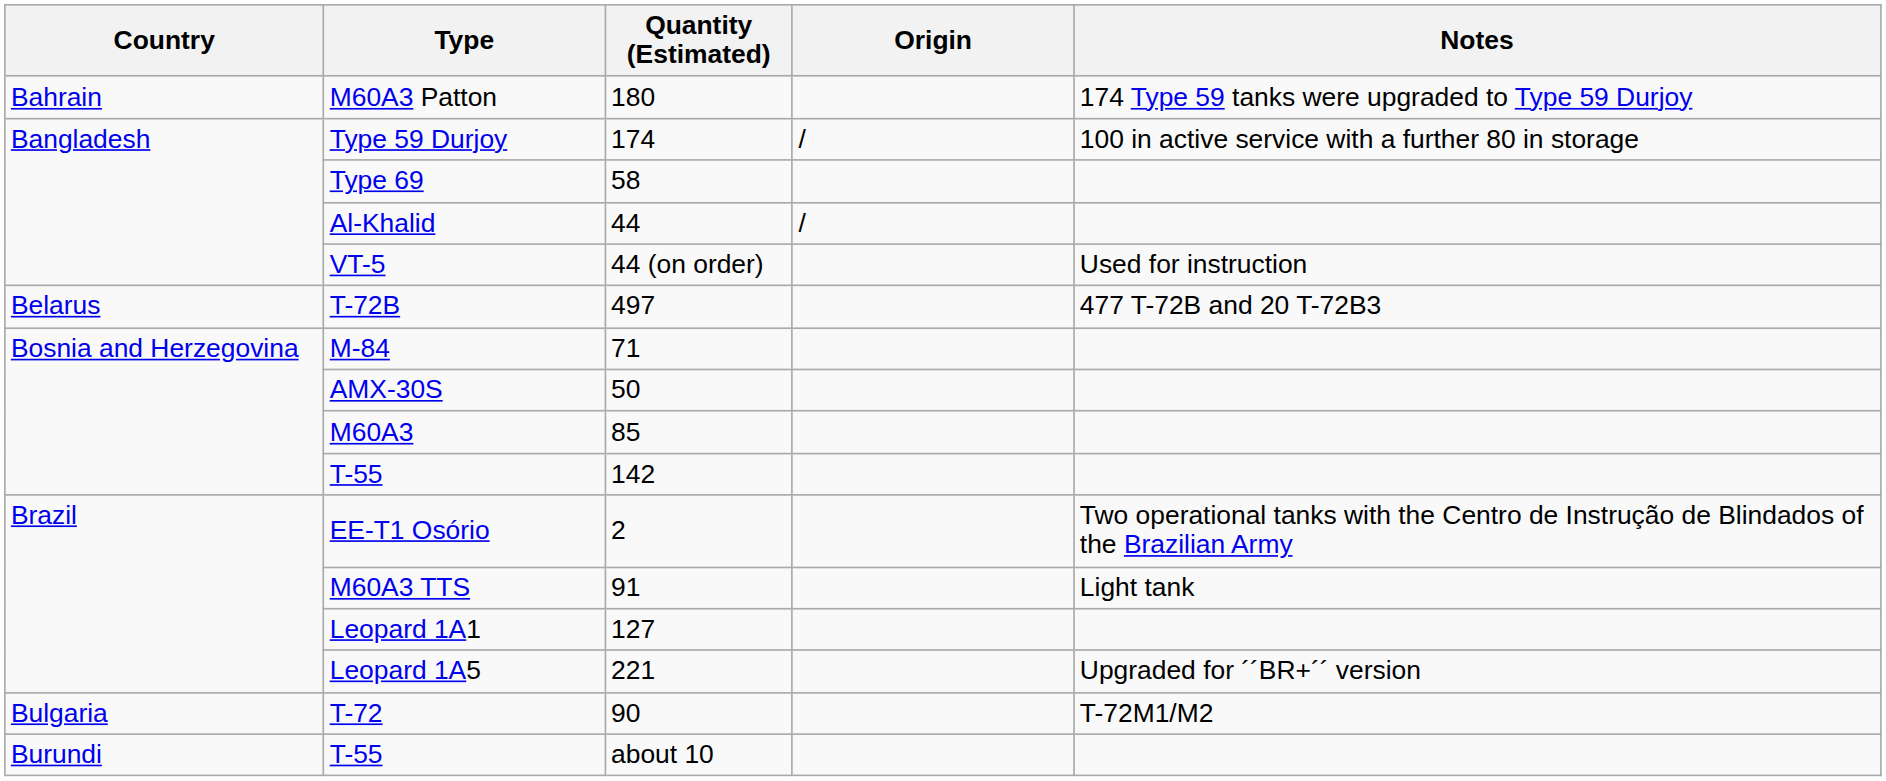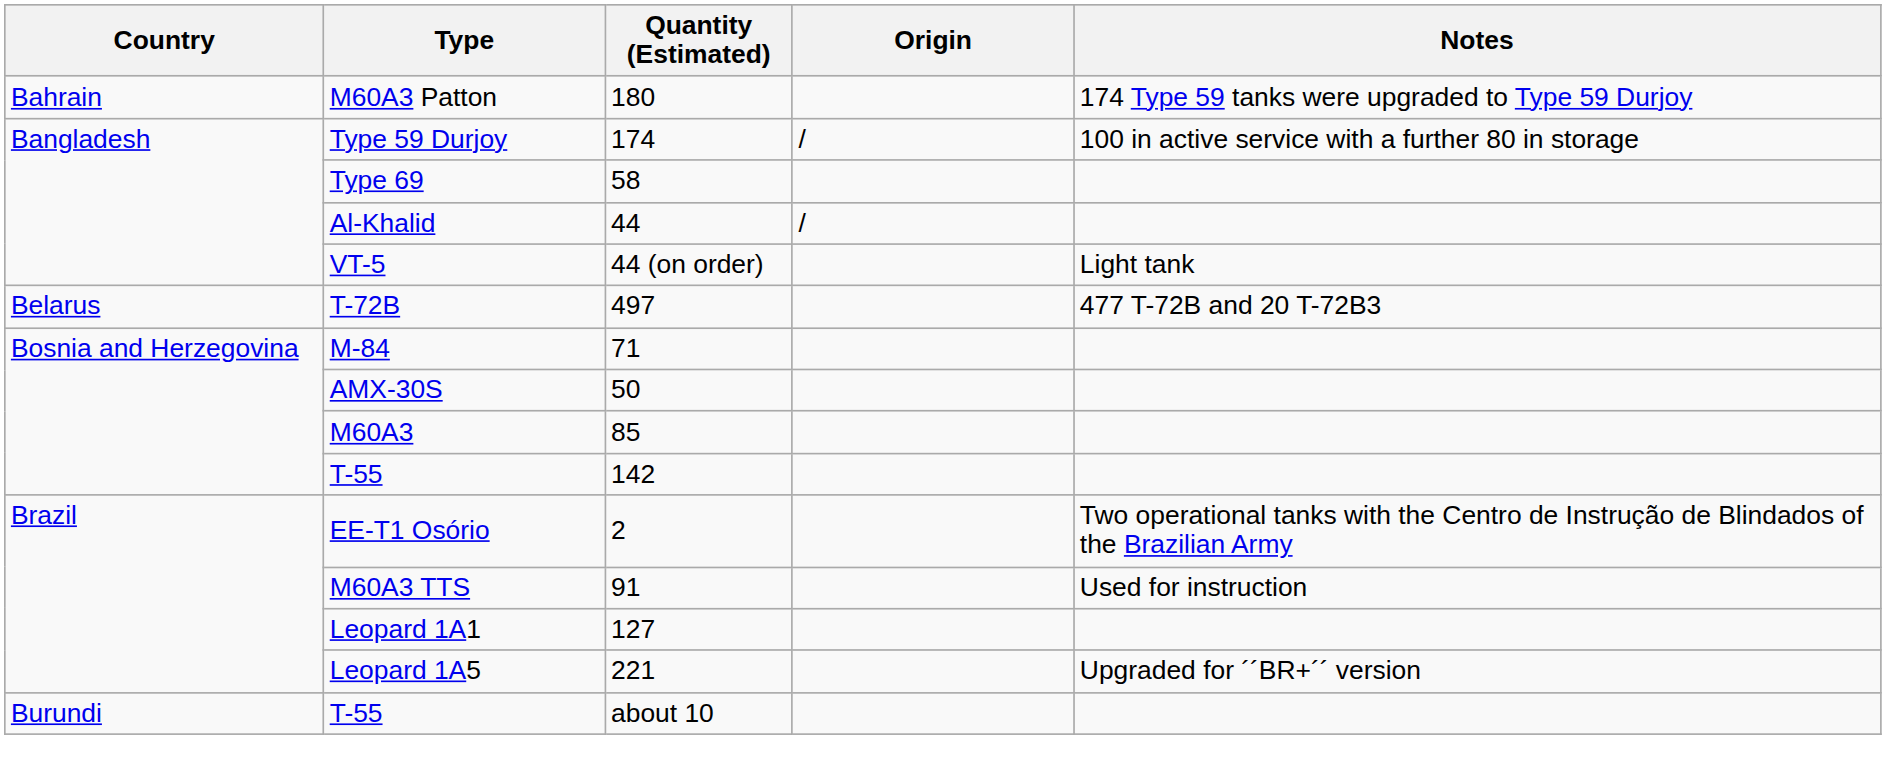(1194, 264) Used for instruction -> (1137, 264) Light tank
(1137, 587) Light tank -> (1194, 587) Used for instruction
- row: (356, 712)
